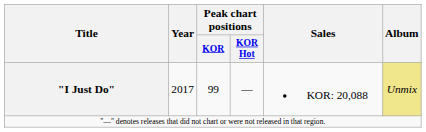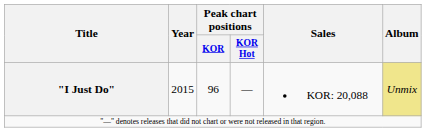(183, 89) 2017 -> (183, 89) 2015
(213, 89) 99 -> (213, 89) 96
